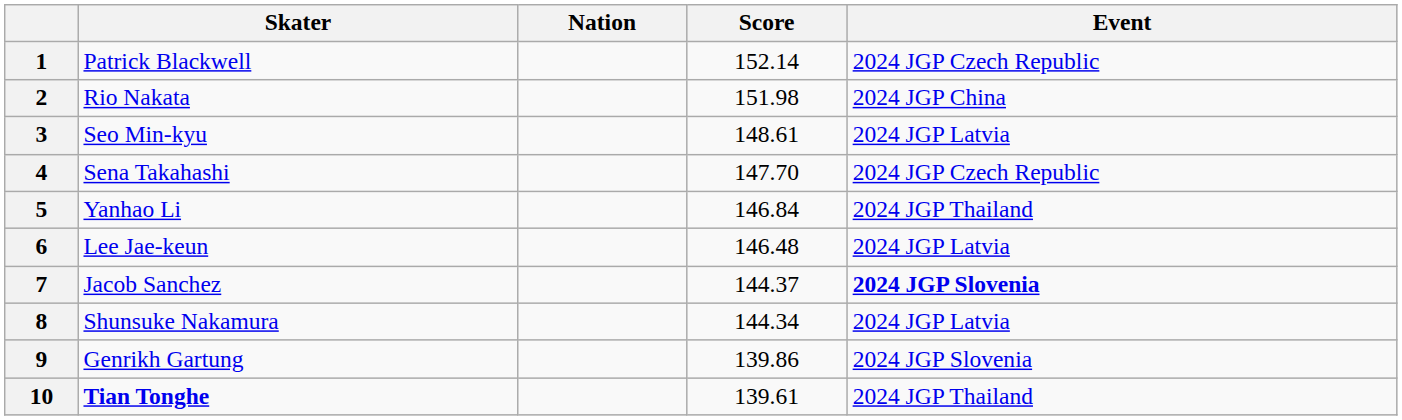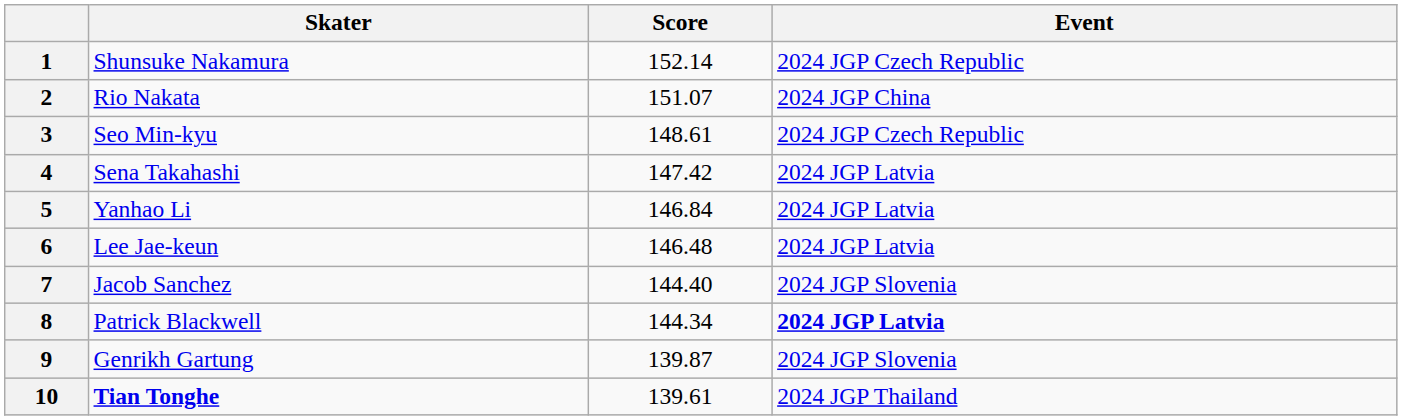- column: (602, 23)
(167, 60) Patrick Blackwell -> (191, 60) Shunsuke Nakamura
(767, 97) 151.98 -> (680, 97) 151.07
(931, 135) 2024 JGP Latvia -> (900, 135) 2024 JGP Czech Republic
(767, 172) 147.70 -> (680, 172) 147.42
(976, 172) 2024 JGP Czech Republic -> (856, 172) 2024 JGP Latvia
(943, 209) 2024 JGP Thailand -> (856, 209) 2024 JGP Latvia
(767, 284) 144.37 -> (680, 284) 144.40
(946, 284) bold -> (867, 284) normal
(181, 321) Shunsuke Nakamura -> (177, 321) Patrick Blackwell
(931, 321) normal -> (861, 321) bold
(767, 358) 139.86 -> (680, 358) 139.87
